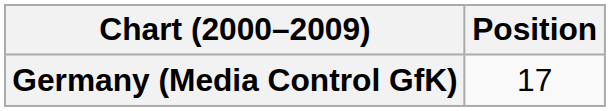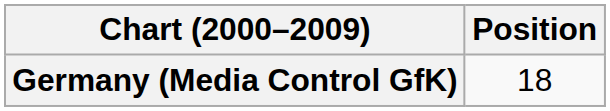(535, 79) 17 -> (535, 79) 18
